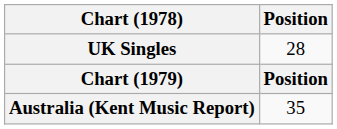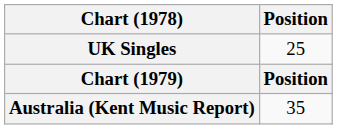(296, 49) 28 -> (296, 49) 25
